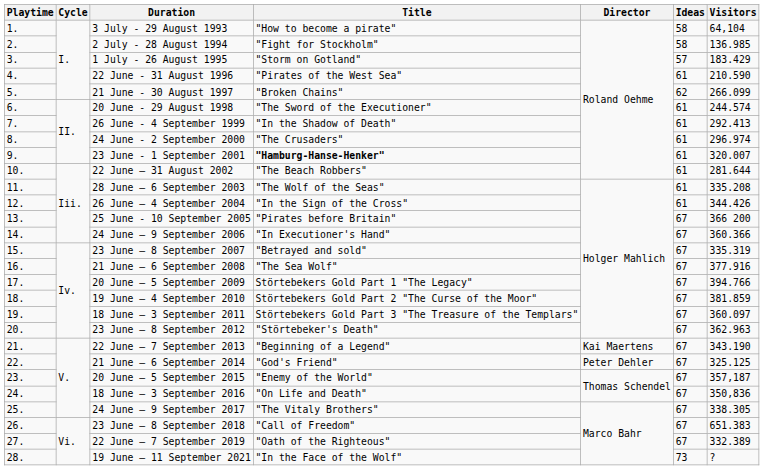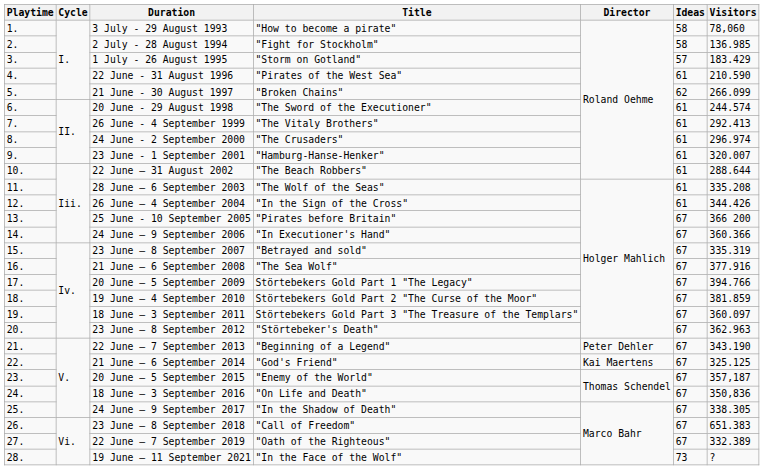(727, 28) 64,104 -> (727, 28) 78,060
(326, 124) "In the Shadow of Death" -> (317, 124) "The Vitaly Brothers"
(320, 155) bold -> (320, 155) normal
(730, 171) 281.644 -> (730, 171) 288.644
(618, 346) Kai Maertens -> (618, 346) Peter Dehler
(618, 362) Peter Dehler -> (618, 362) Kai Maertens
(317, 410) "The Vitaly Brothers" -> (326, 410) "In the Shadow of Death"
